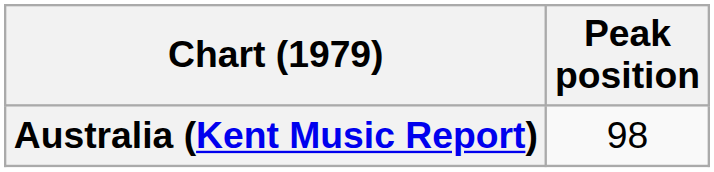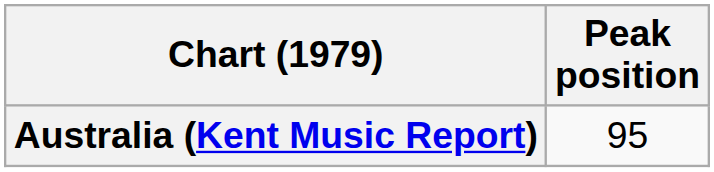(627, 135) 98 -> (627, 135) 95
